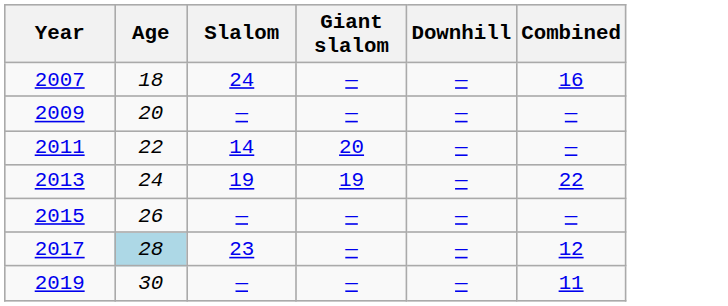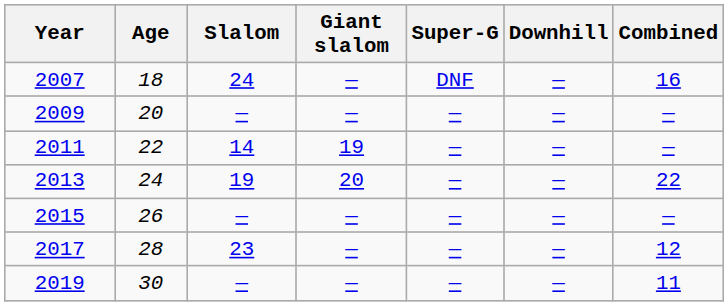+ column: (455, 34)
(352, 147) 20 -> (352, 147) 19
(352, 181) 19 -> (352, 181) 20
(151, 249) lightblue background -> (151, 249) no background
